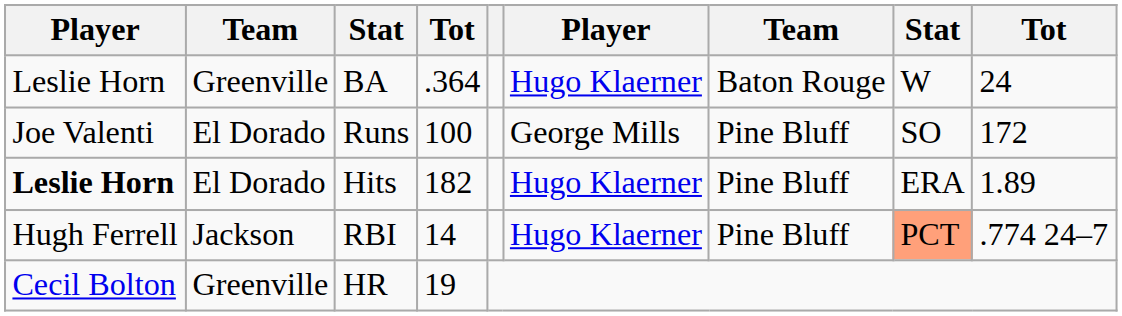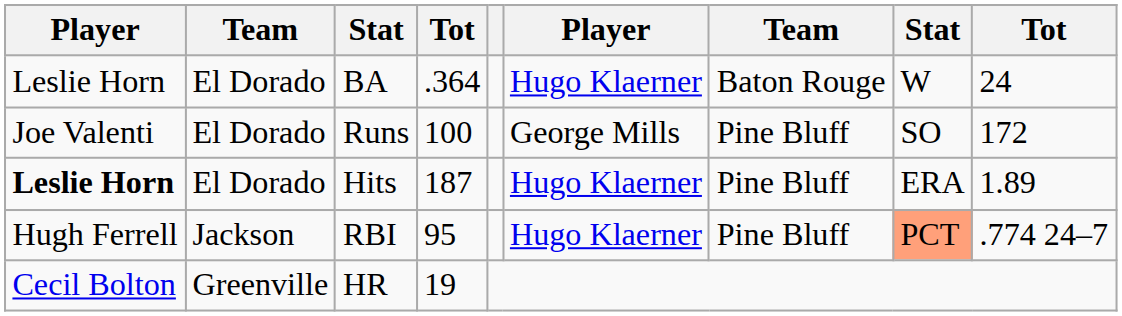(260, 81) Greenville -> (259, 81) El Dorado
(448, 183) 182 -> (448, 183) 187
(440, 234) 14 -> (440, 234) 95
